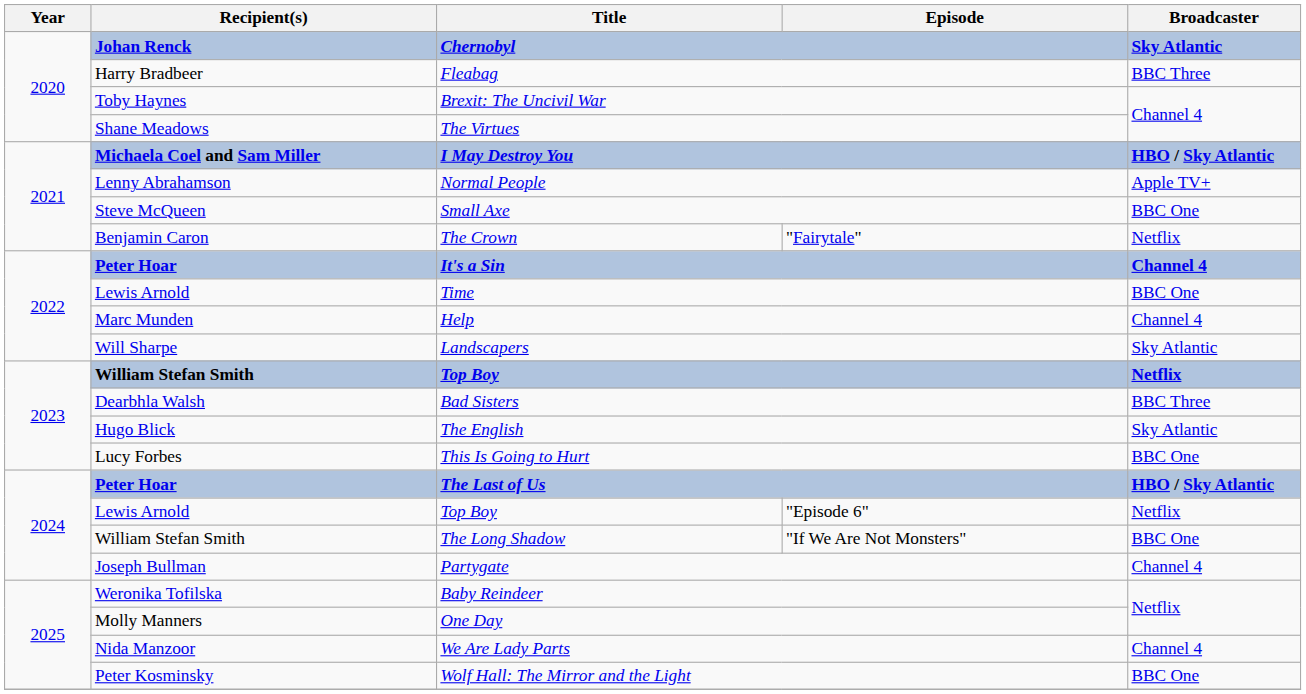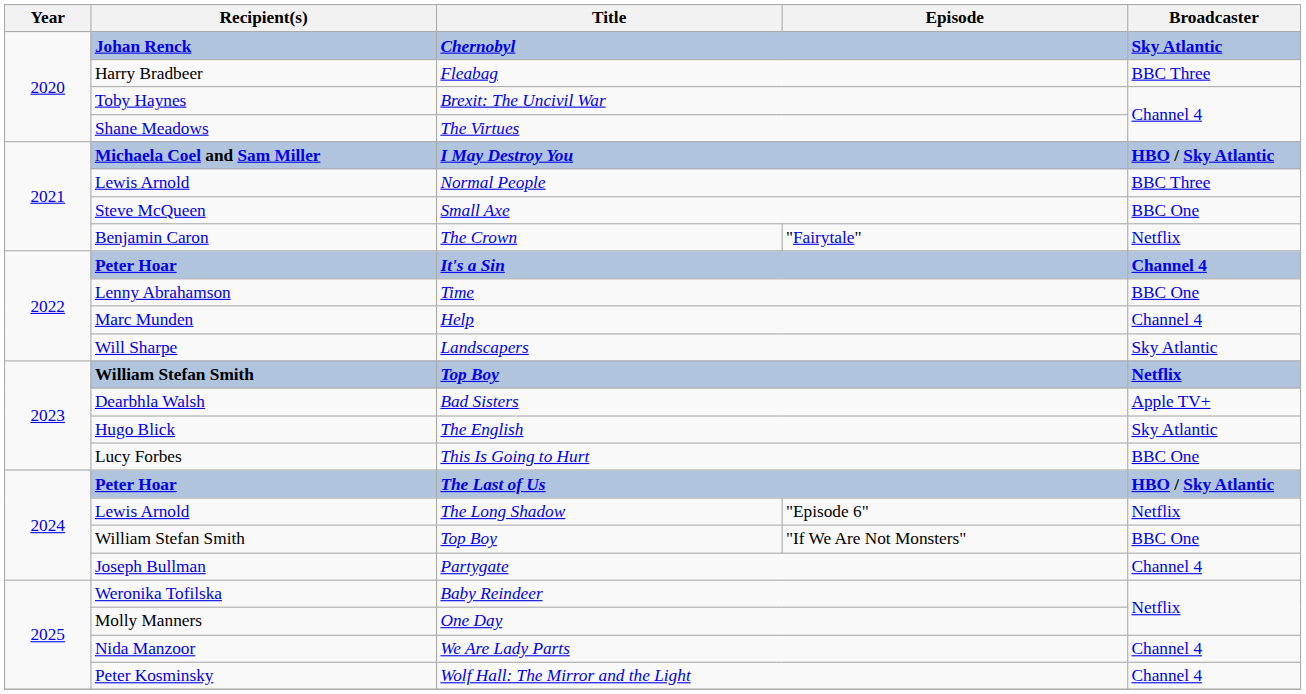(163, 182) Lenny Abrahamson -> (142, 182) Lewis Arnold
(1171, 182) Apple TV+ -> (1171, 182) BBC Three
(142, 292) Lewis Arnold -> (163, 292) Lenny Abrahamson
(1171, 401) BBC Three -> (1171, 401) Apple TV+
(469, 511) Top Boy -> (503, 511) The Long Shadow
(503, 538) The Long Shadow -> (469, 538) Top Boy
(1165, 675) BBC One -> (1167, 675) Channel 4
